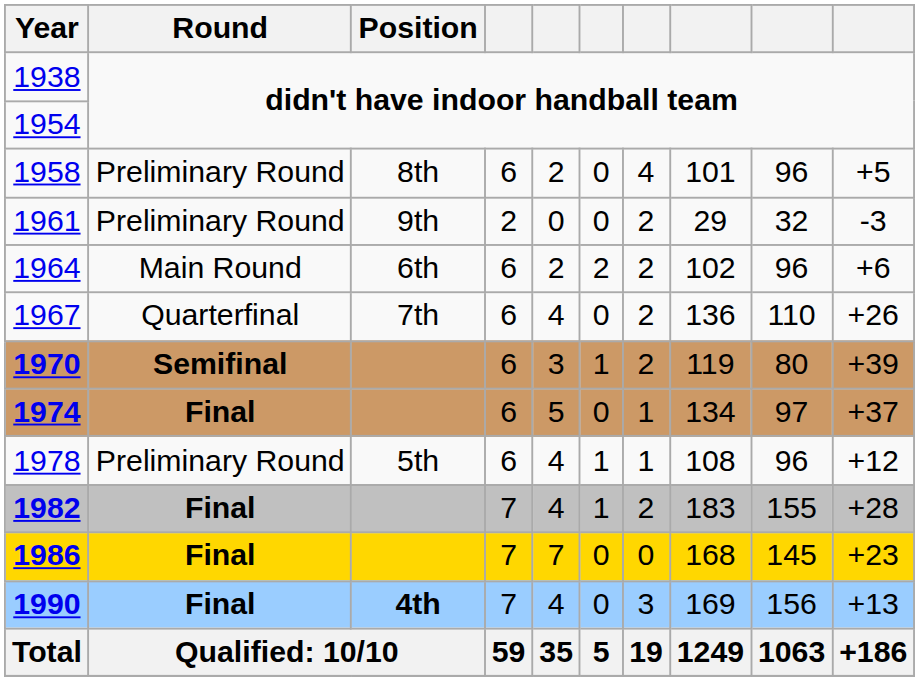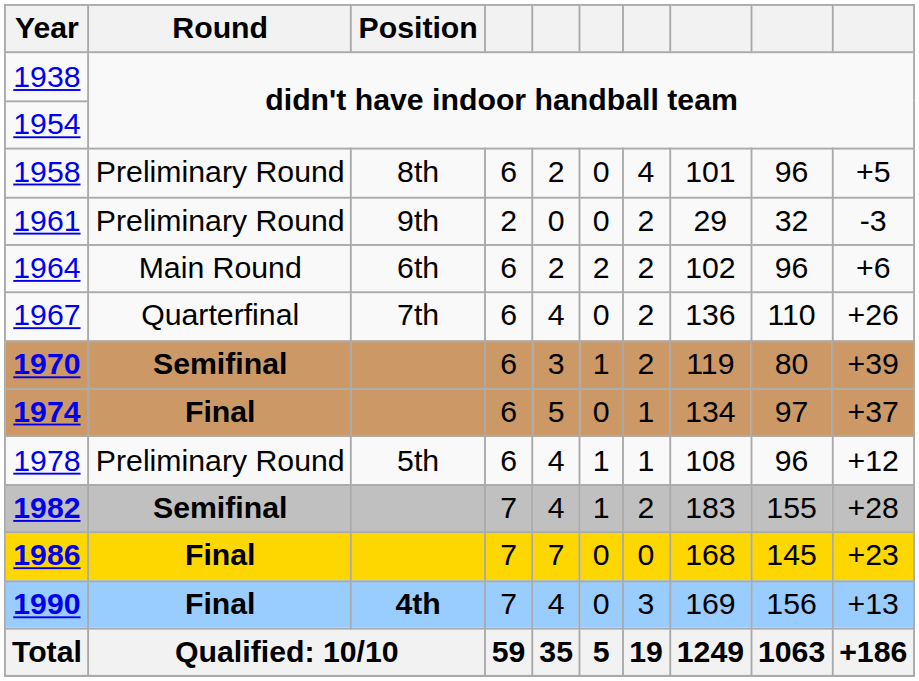(220, 508) Final -> (220, 508) Semifinal
